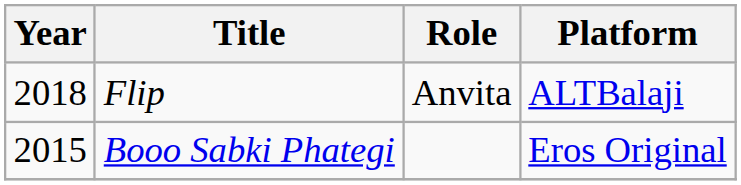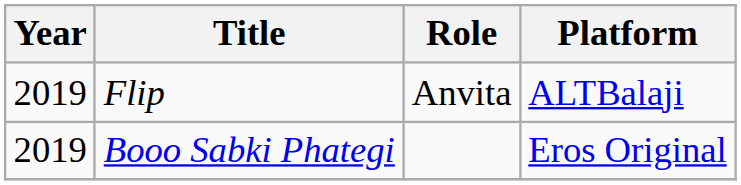(50, 91) 2018 -> (50, 91) 2019
(50, 149) 2015 -> (50, 149) 2019
